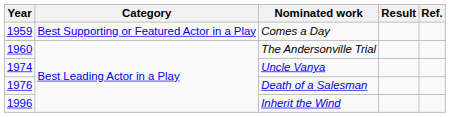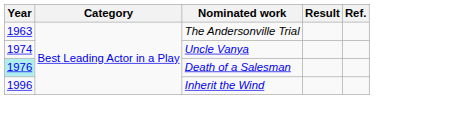- row: (296, 31)
(20, 49) 1960 -> (20, 31) 1963
(20, 85) no background -> (20, 67) paleturquoise background
